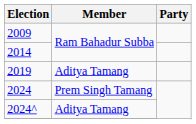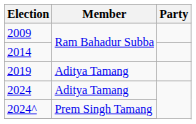(103, 90) Prem Singh Tamang -> (92, 90) Aditya Tamang
(92, 109) Aditya Tamang -> (103, 109) Prem Singh Tamang
